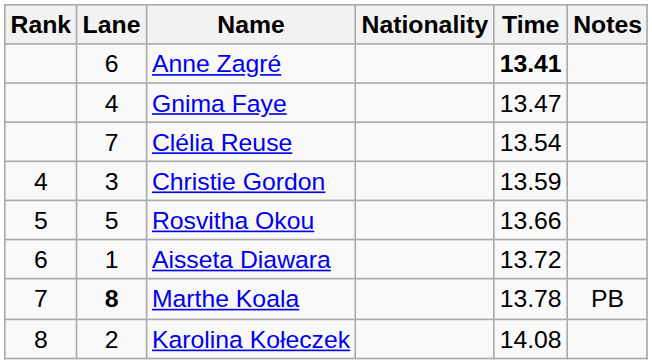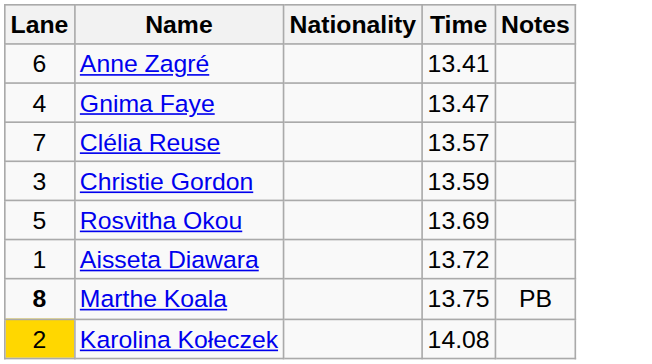- column: (41, 25)
(531, 64) bold -> (459, 64) normal
(531, 142) 13.54 -> (459, 142) 13.57
(531, 221) 13.66 -> (459, 221) 13.69
(531, 299) 13.78 -> (459, 299) 13.75
(112, 338) no background -> (39, 338) gold background
